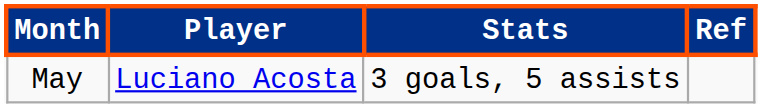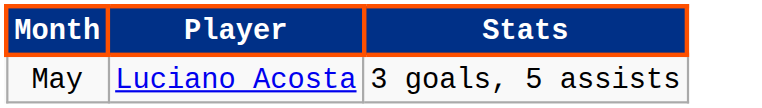- column: (721, 31)
